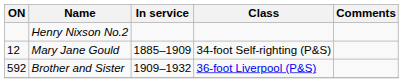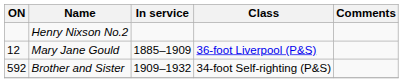(264, 50) 34-foot Self-righting (P&S) -> (256, 50) 36-foot Liverpool (P&S)
(256, 68) 36-foot Liverpool (P&S) -> (264, 68) 34-foot Self-righting (P&S)
